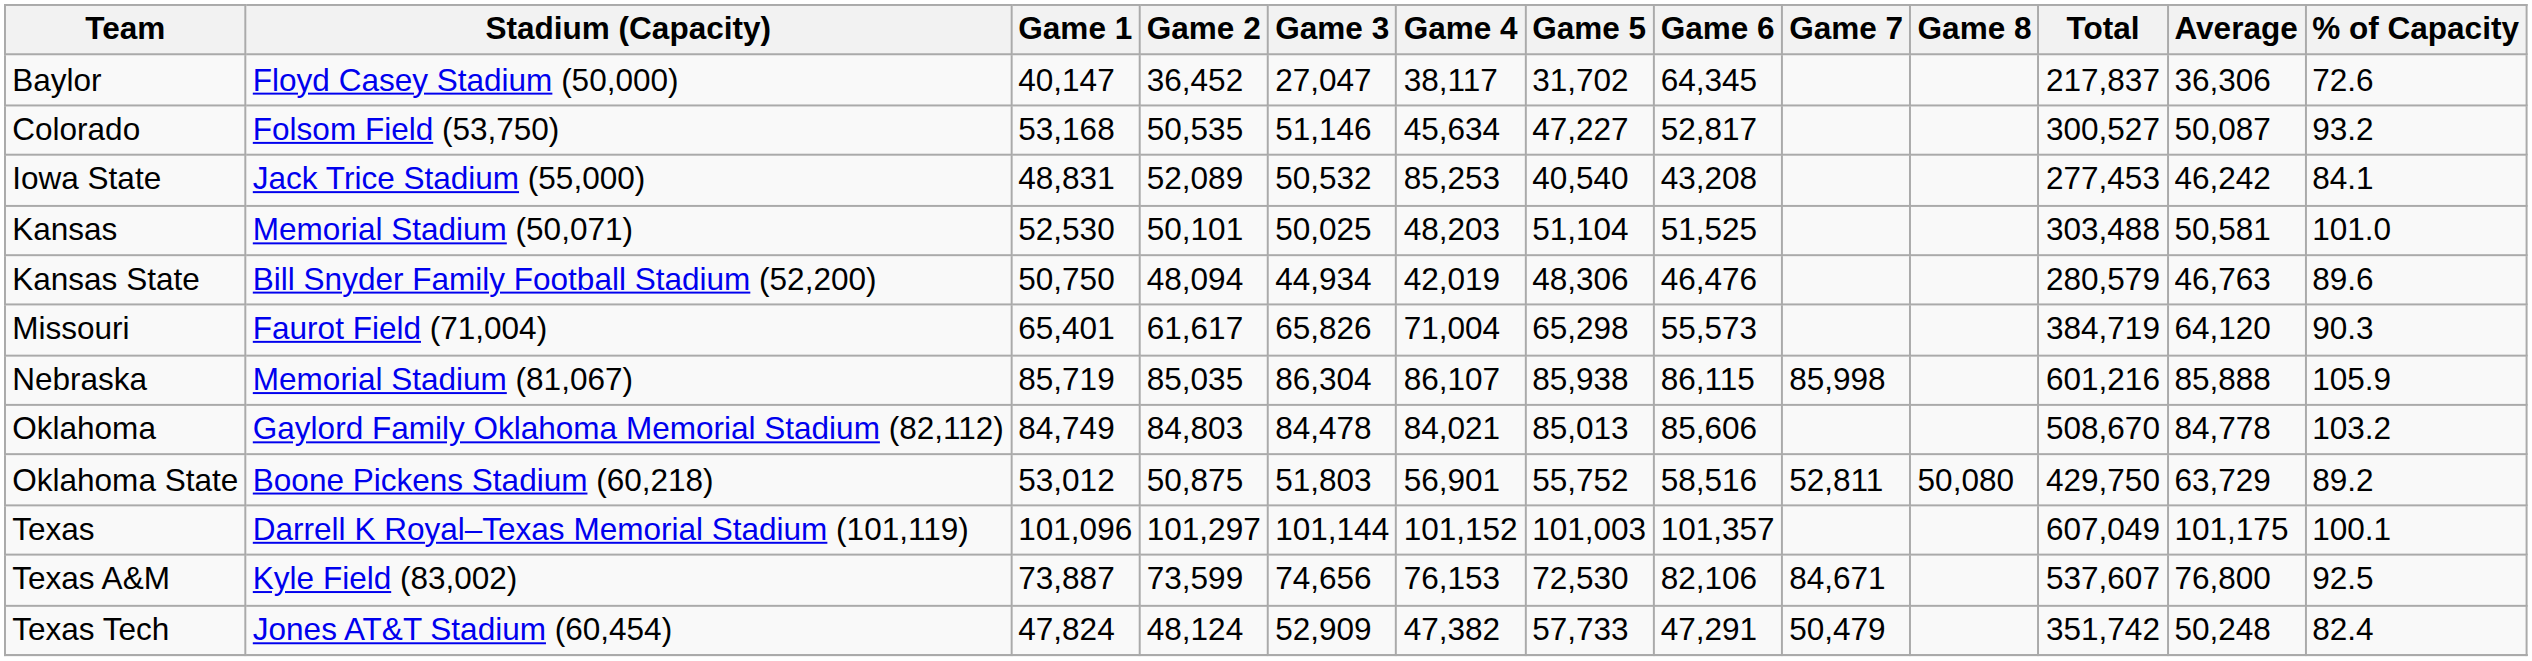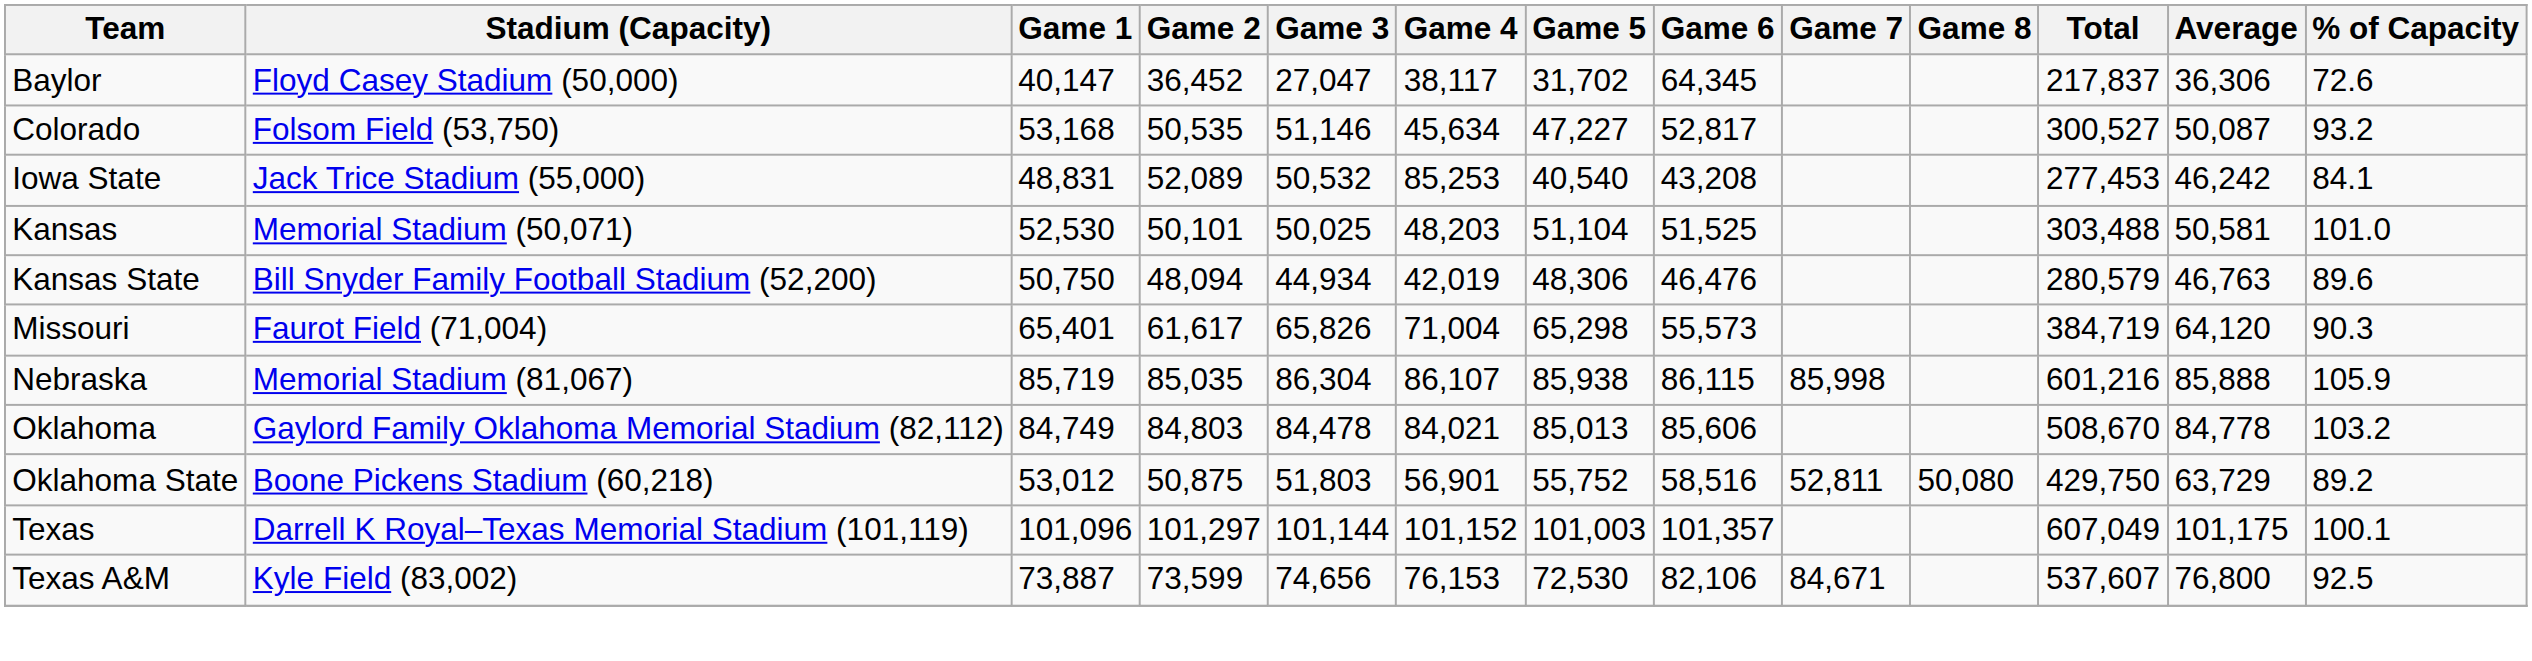- row: (91, 629)
